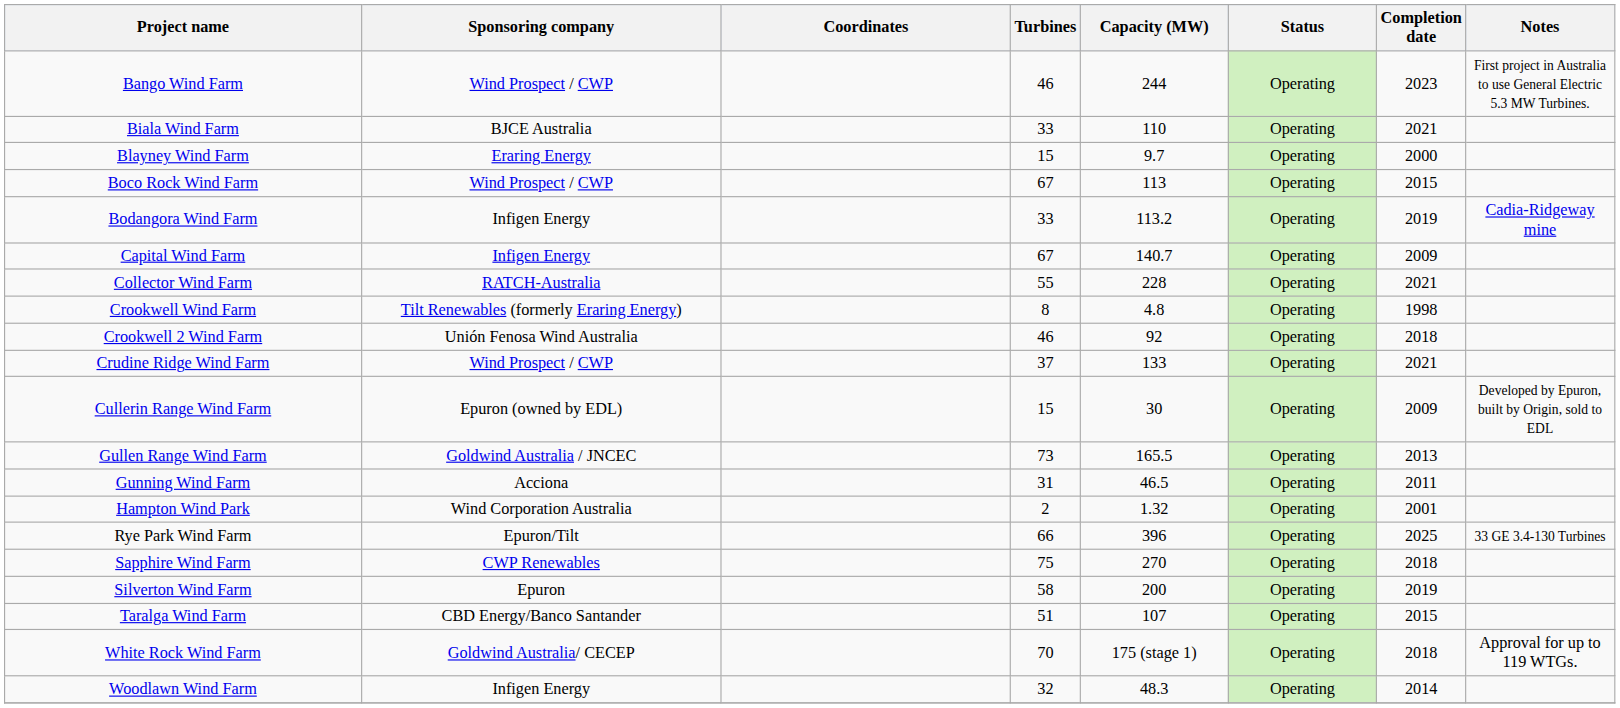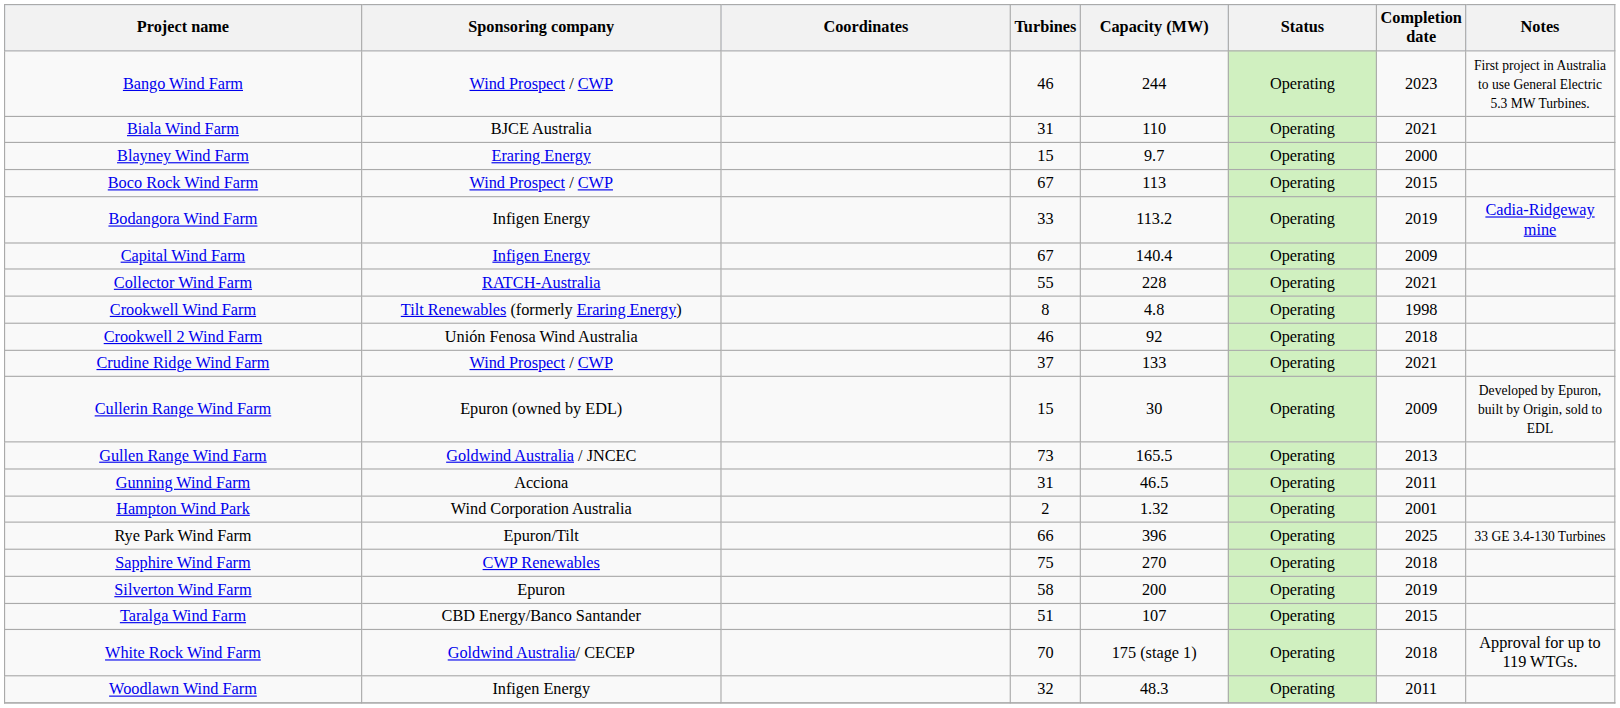(1045, 129) 33 -> (1045, 129) 31
(1154, 256) 140.7 -> (1154, 256) 140.4
(1421, 689) 2014 -> (1421, 689) 2011
